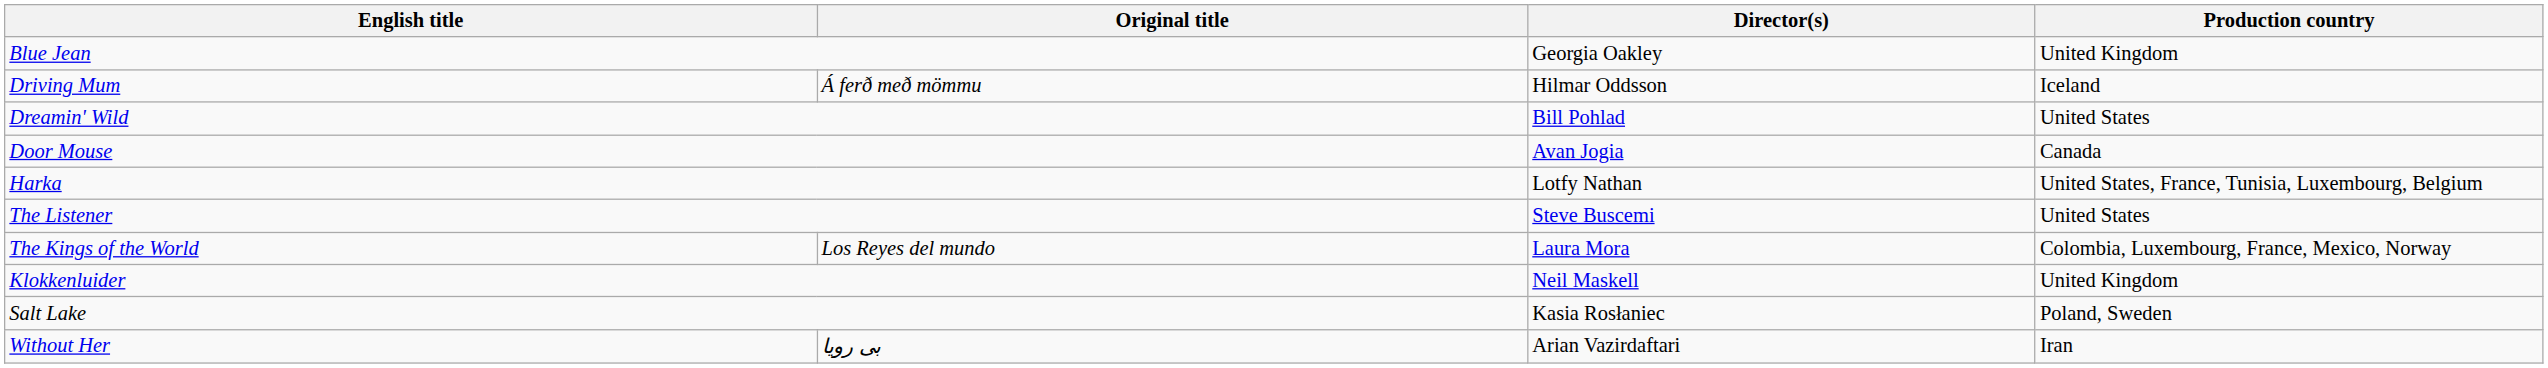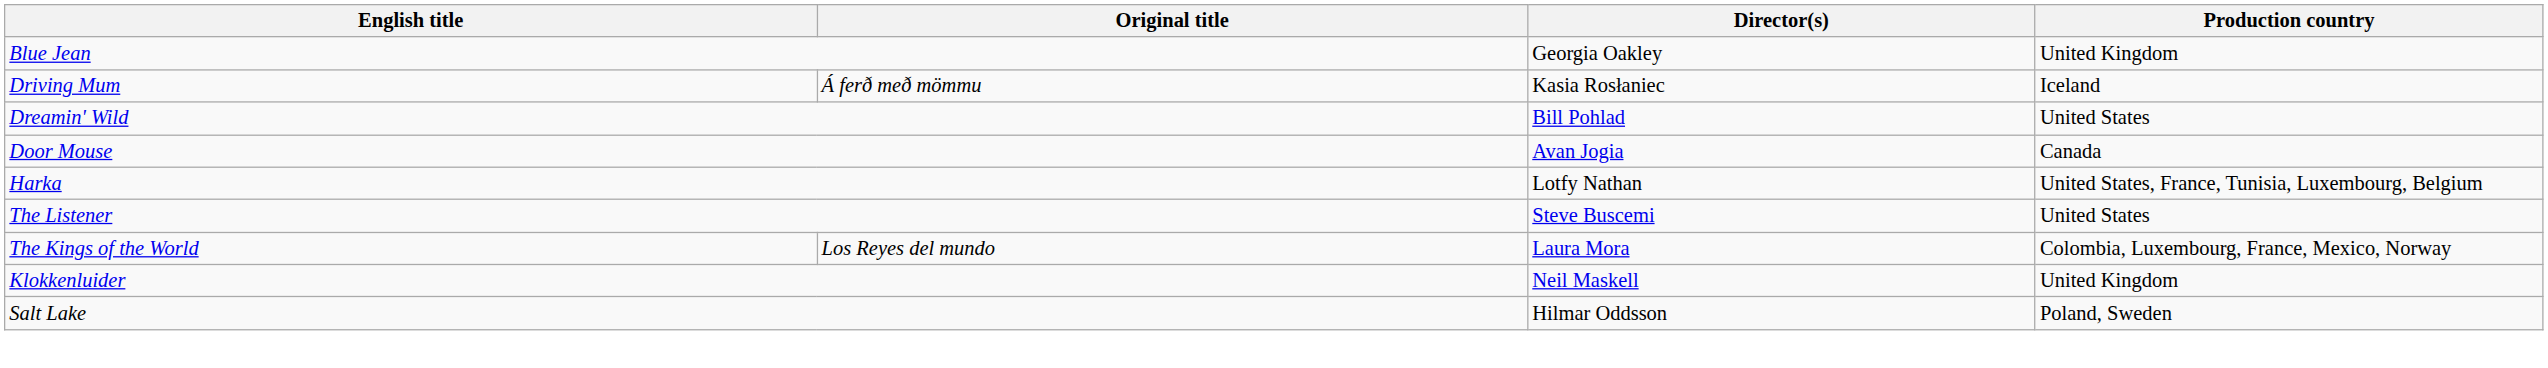(1600, 85) Hilmar Oddsson -> (1599, 85) Kasia Rosłaniec
(1599, 313) Kasia Rosłaniec -> (1600, 313) Hilmar Oddsson
- row: (60, 346)
